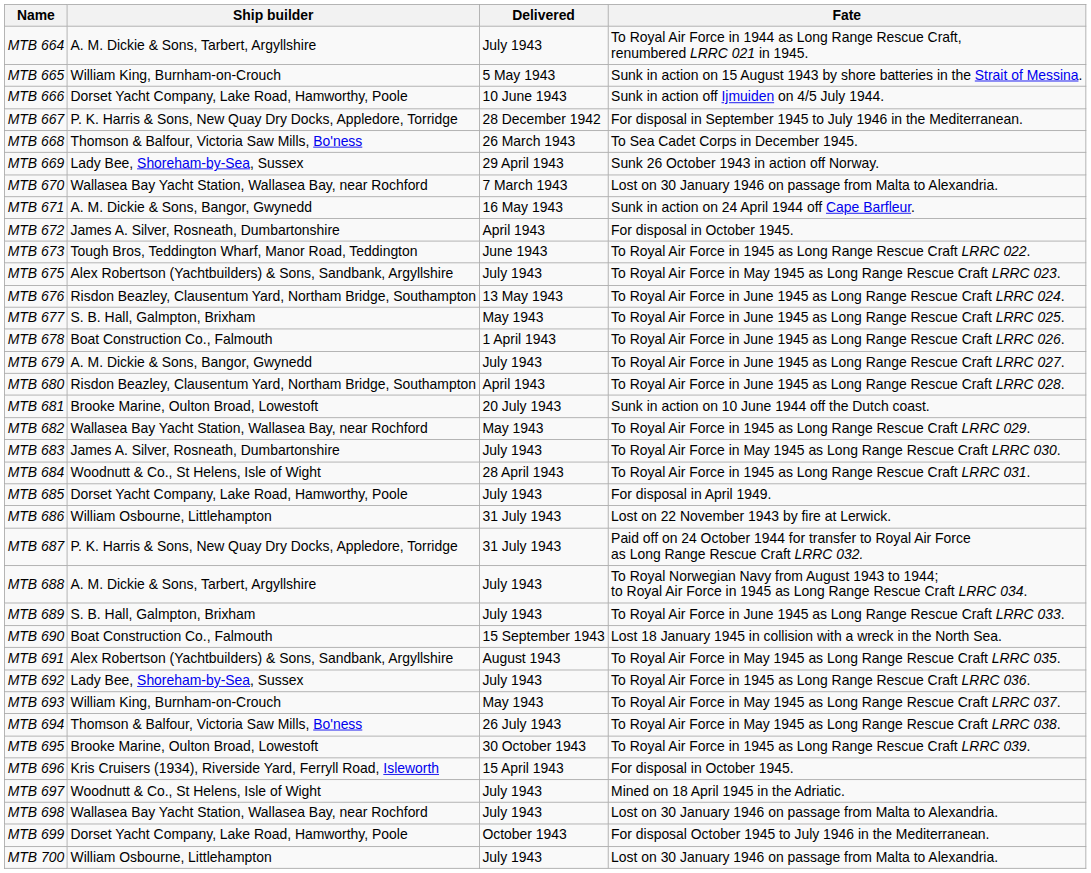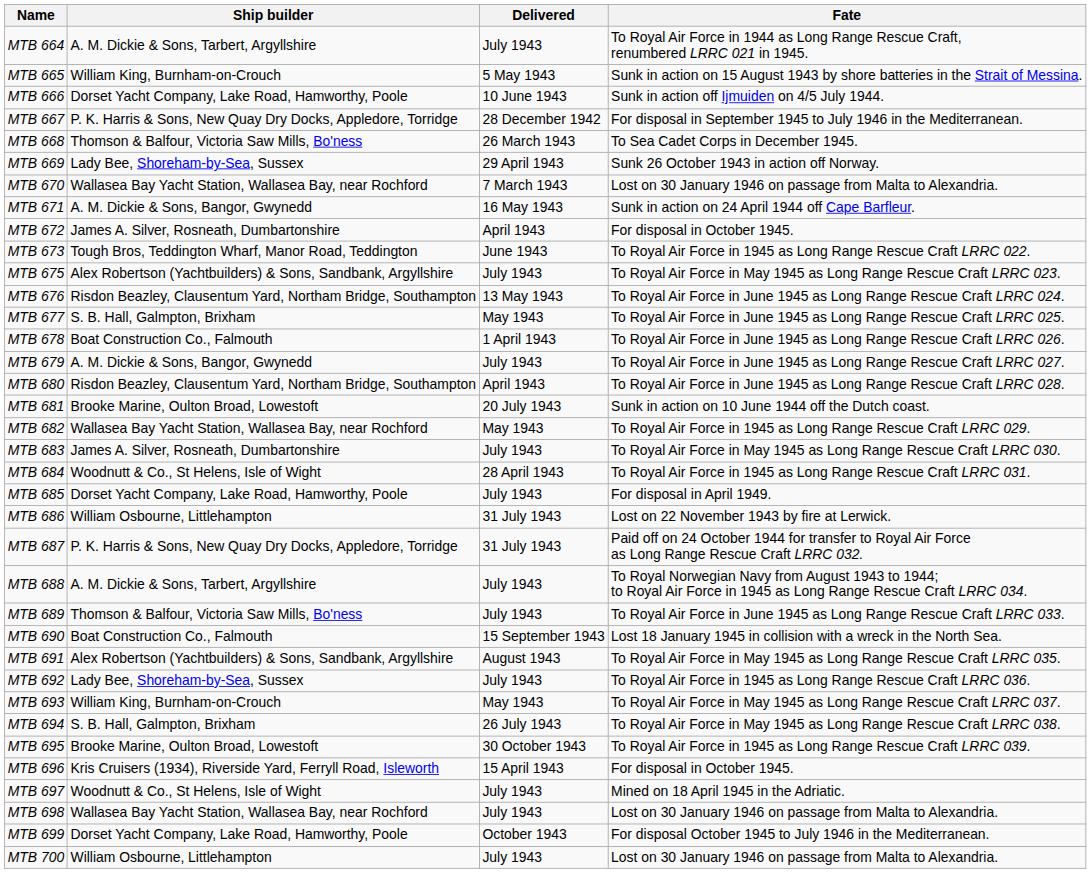(163, 614) S. B. Hall, Galmpton, Brixham -> (216, 614) Thomson & Balfour, Victoria Saw Mills, Bo'ness
(216, 724) Thomson & Balfour, Victoria Saw Mills, Bo'ness -> (163, 724) S. B. Hall, Galmpton, Brixham
